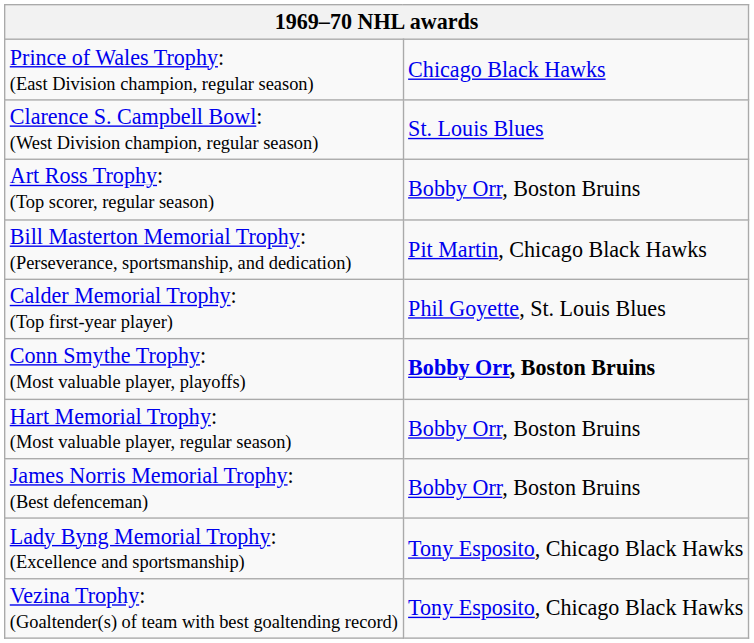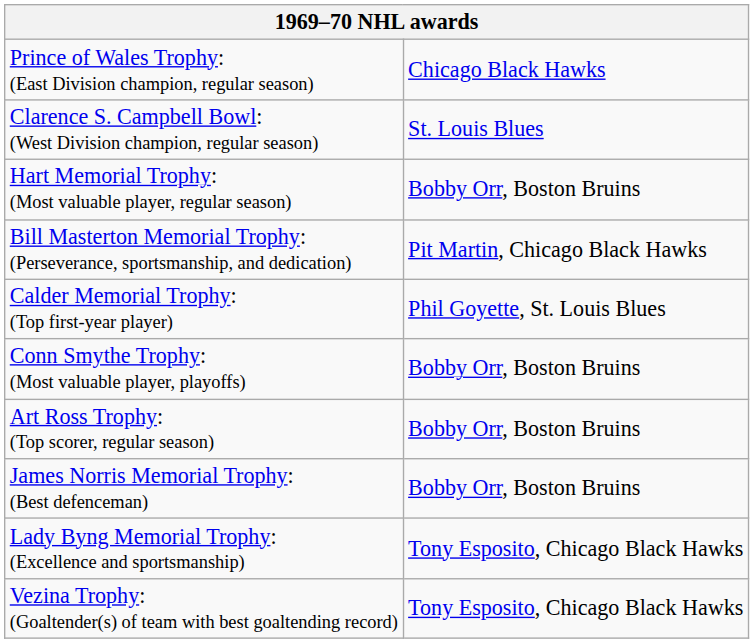rows swapped: (112, 189) <-> (151, 428)
(532, 368) bold -> (524, 368) normal
